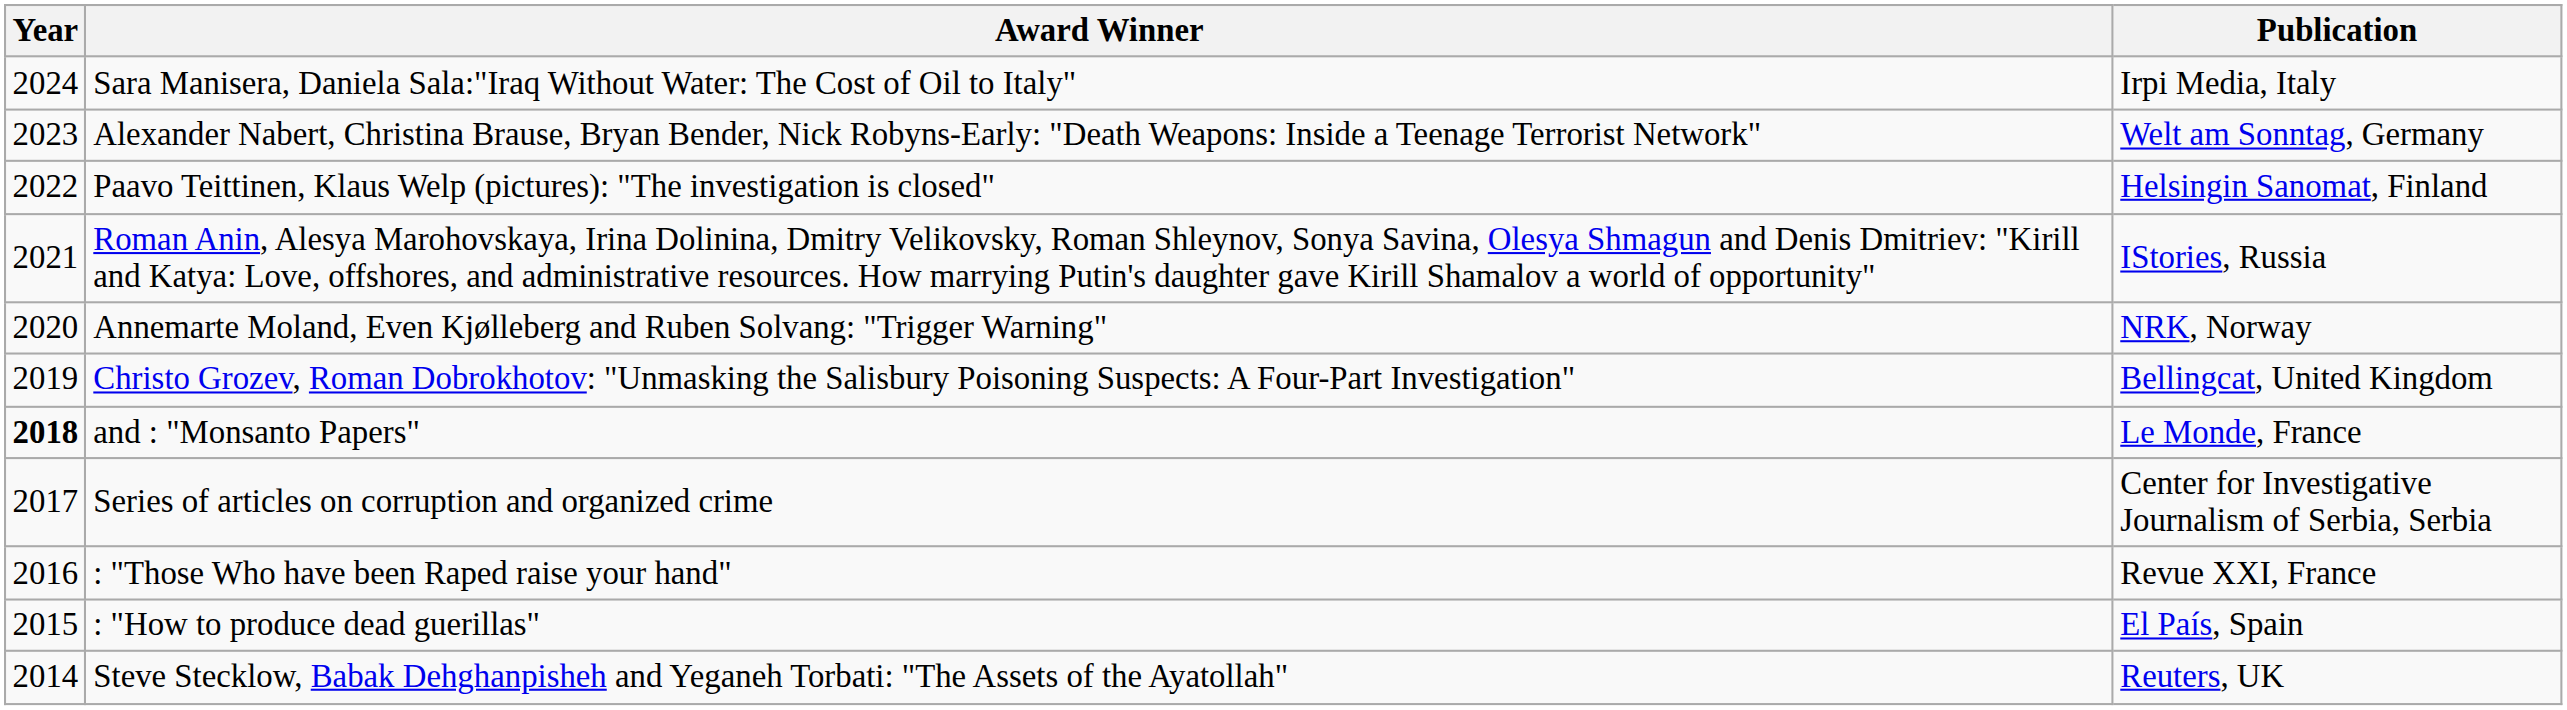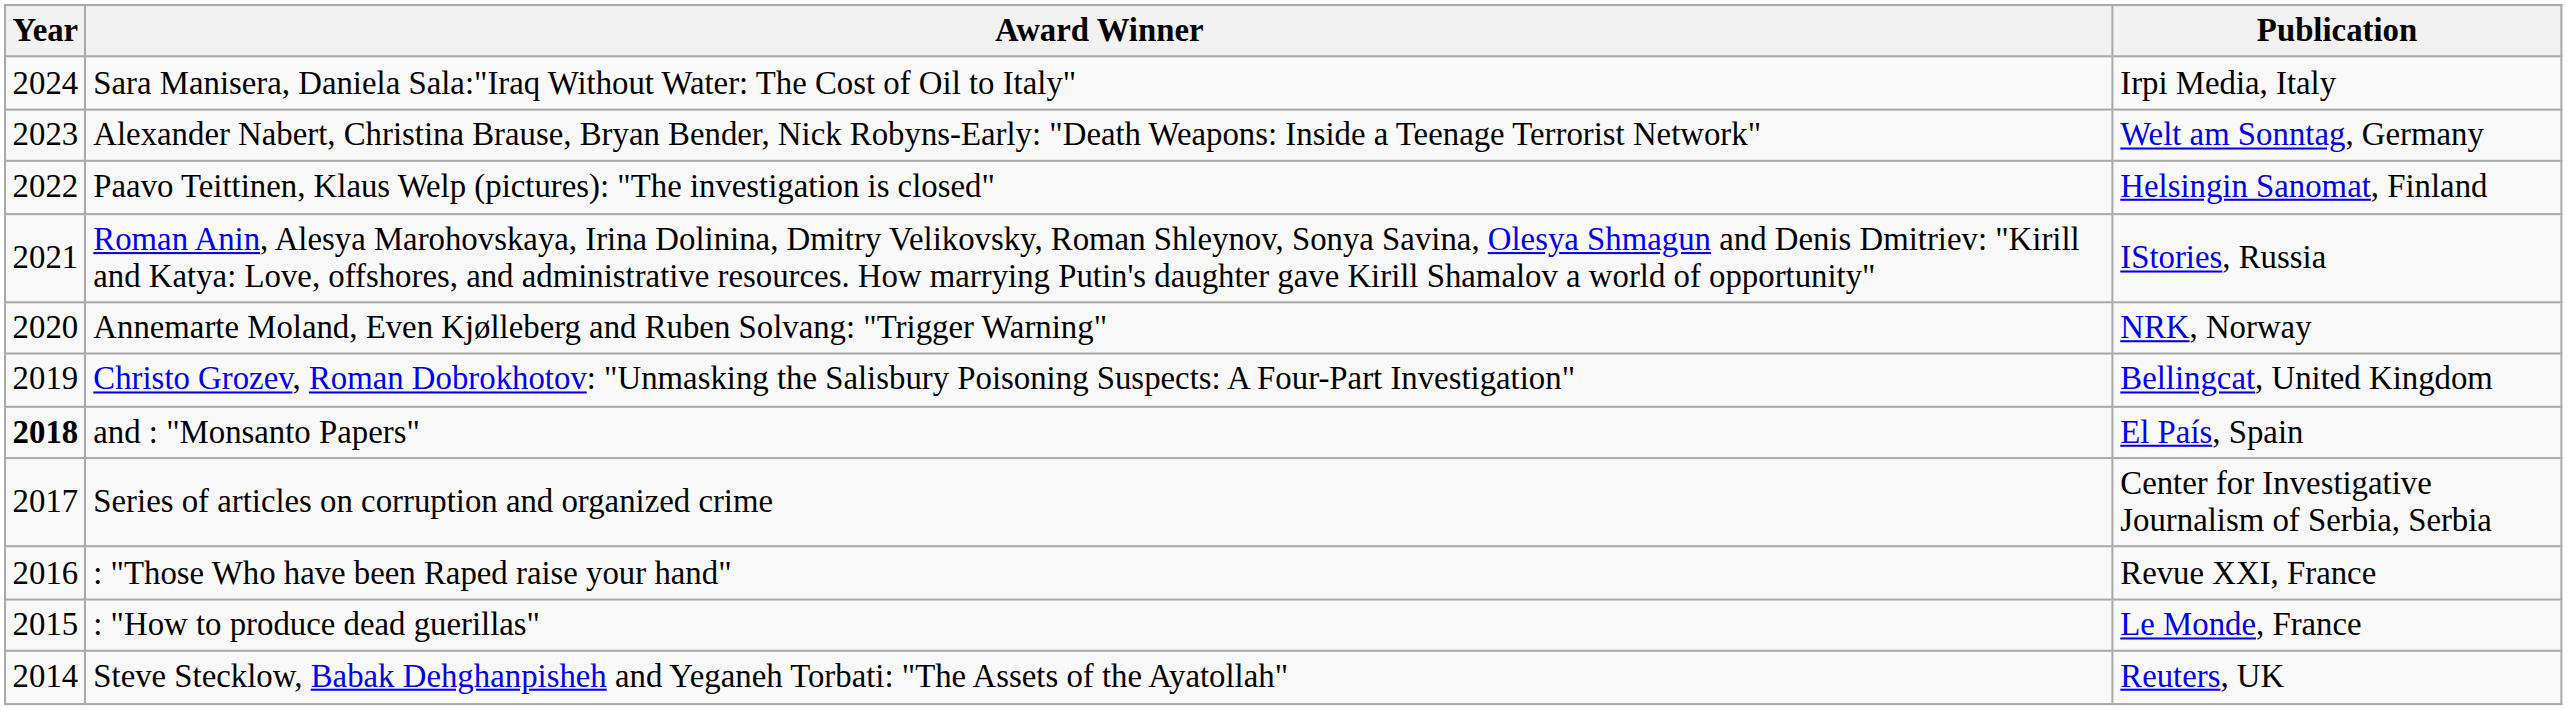(2241, 431) Le Monde, France -> (2212, 431) El País, Spain
(2212, 624) El País, Spain -> (2241, 624) Le Monde, France
